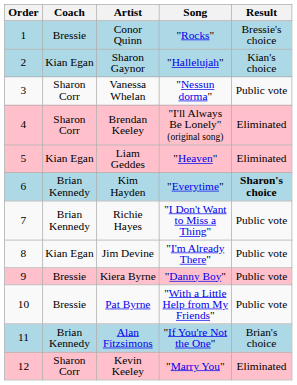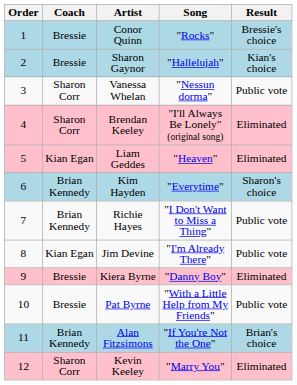(69, 63) Kian Egan -> (69, 63) Bressie
(261, 186) bold -> (261, 186) normal
(261, 276) Public vote -> (261, 276) Eliminated
